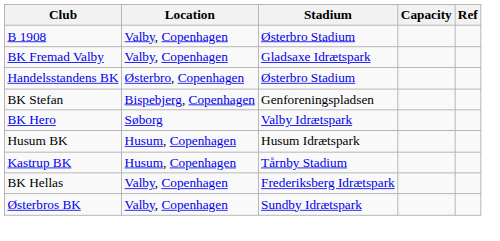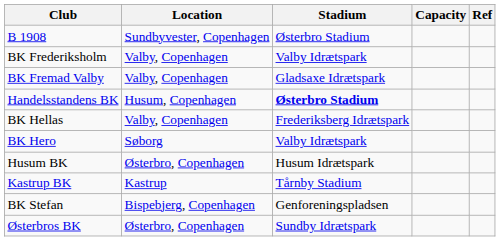(176, 36) Valby, Copenhagen -> (197, 36) Sundbyvester, Copenhagen
+ row: (57, 57)
(184, 78) Østerbro, Copenhagen -> (180, 99) Husum, Copenhagen
(308, 78) normal -> (327, 99) bold
rows swapped: (35, 183) <-> (35, 99)
(180, 141) Husum, Copenhagen -> (184, 162) Østerbro, Copenhagen
(180, 162) Husum, Copenhagen -> (146, 183) Kastrup
(176, 204) Valby, Copenhagen -> (184, 225) Østerbro, Copenhagen
